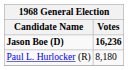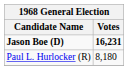(108, 42) 16,236 -> (108, 42) 16,231
